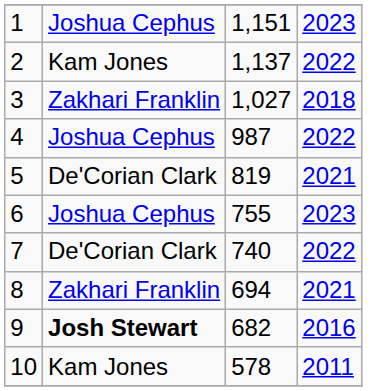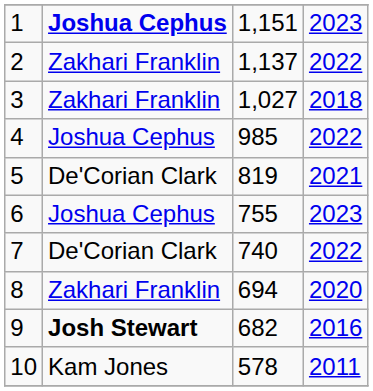(131, 23) normal -> (137, 23) bold
(108, 61) Kam Jones -> (134, 61) Zakhari Franklin
(251, 137) 987 -> (258, 137) 985
(329, 289) 2021 -> (336, 289) 2020
